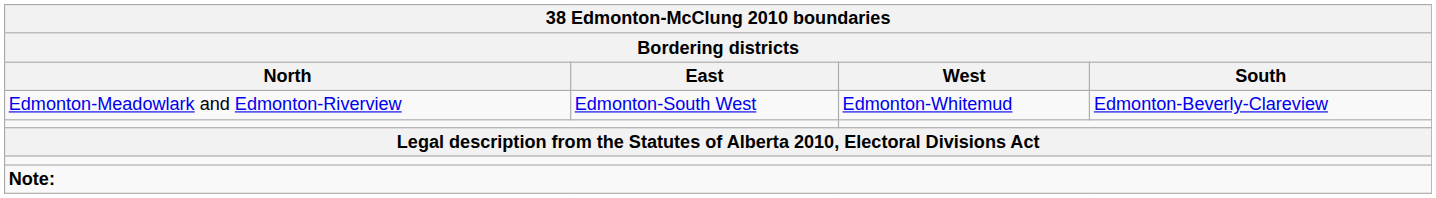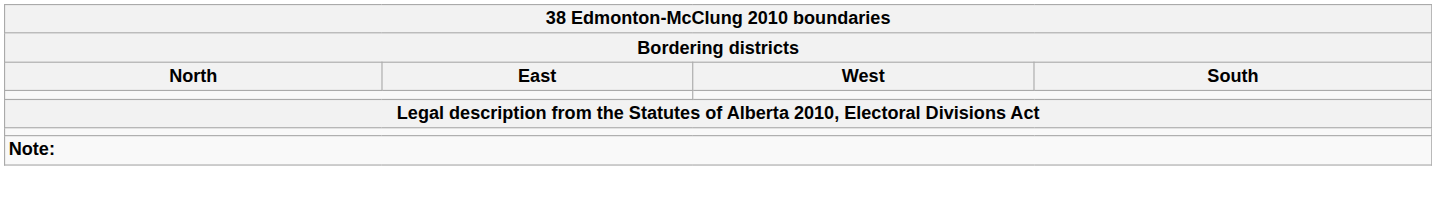- row: (205, 104)
